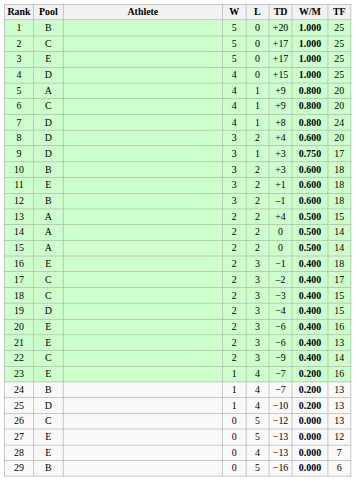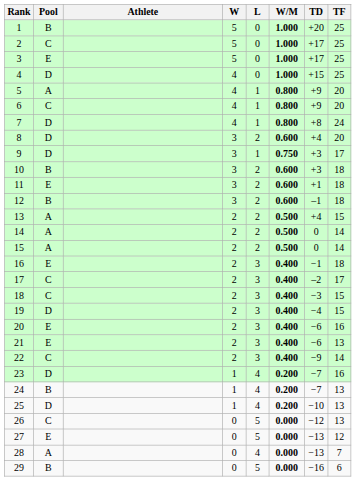columns swapped: (310, 12) <-> (281, 12)
(48, 374) E -> (48, 374) D
(48, 452) E -> (48, 452) A
